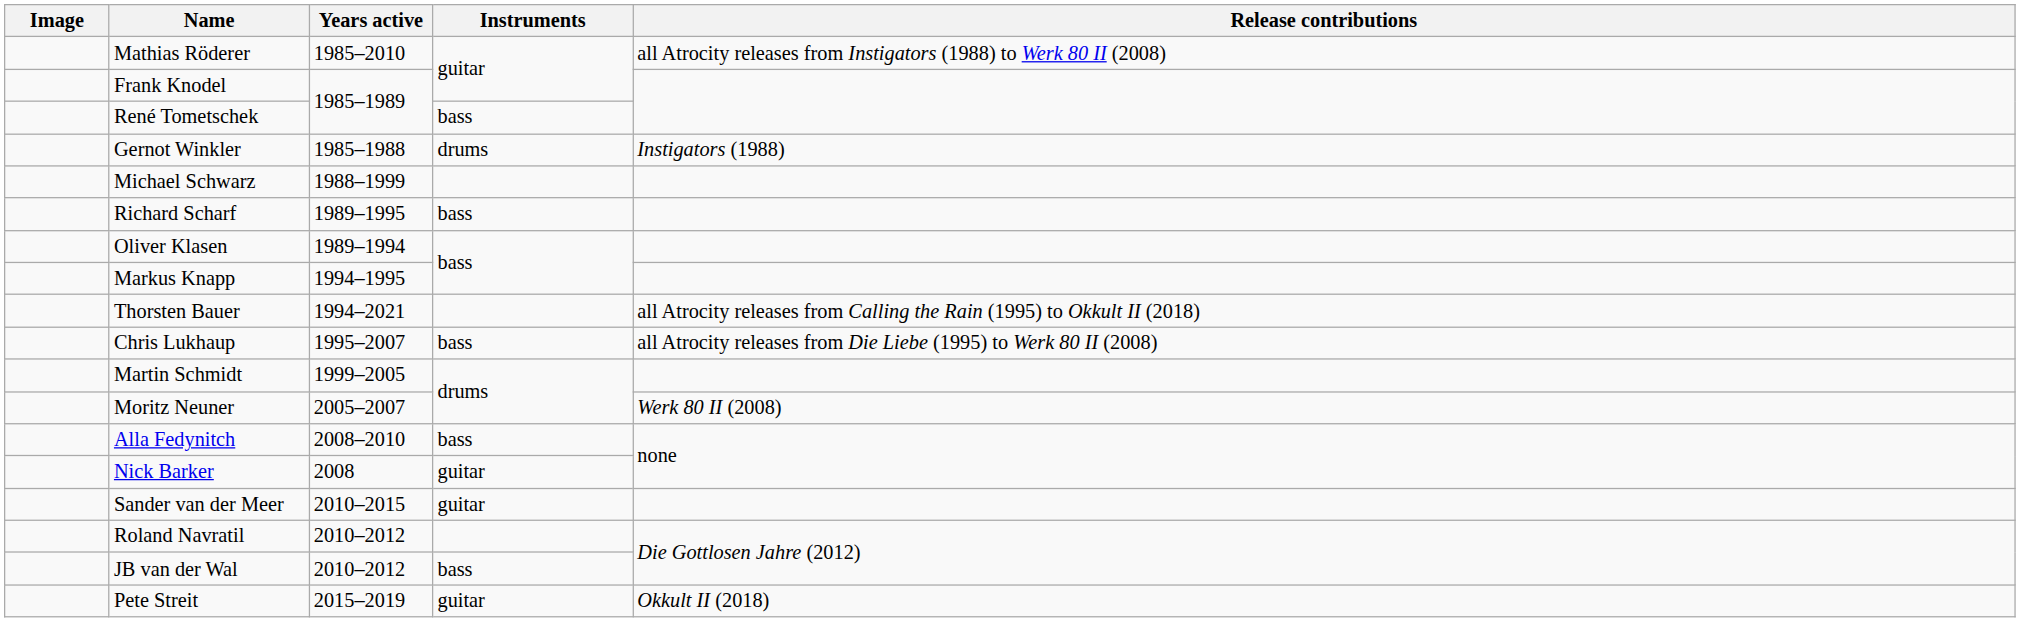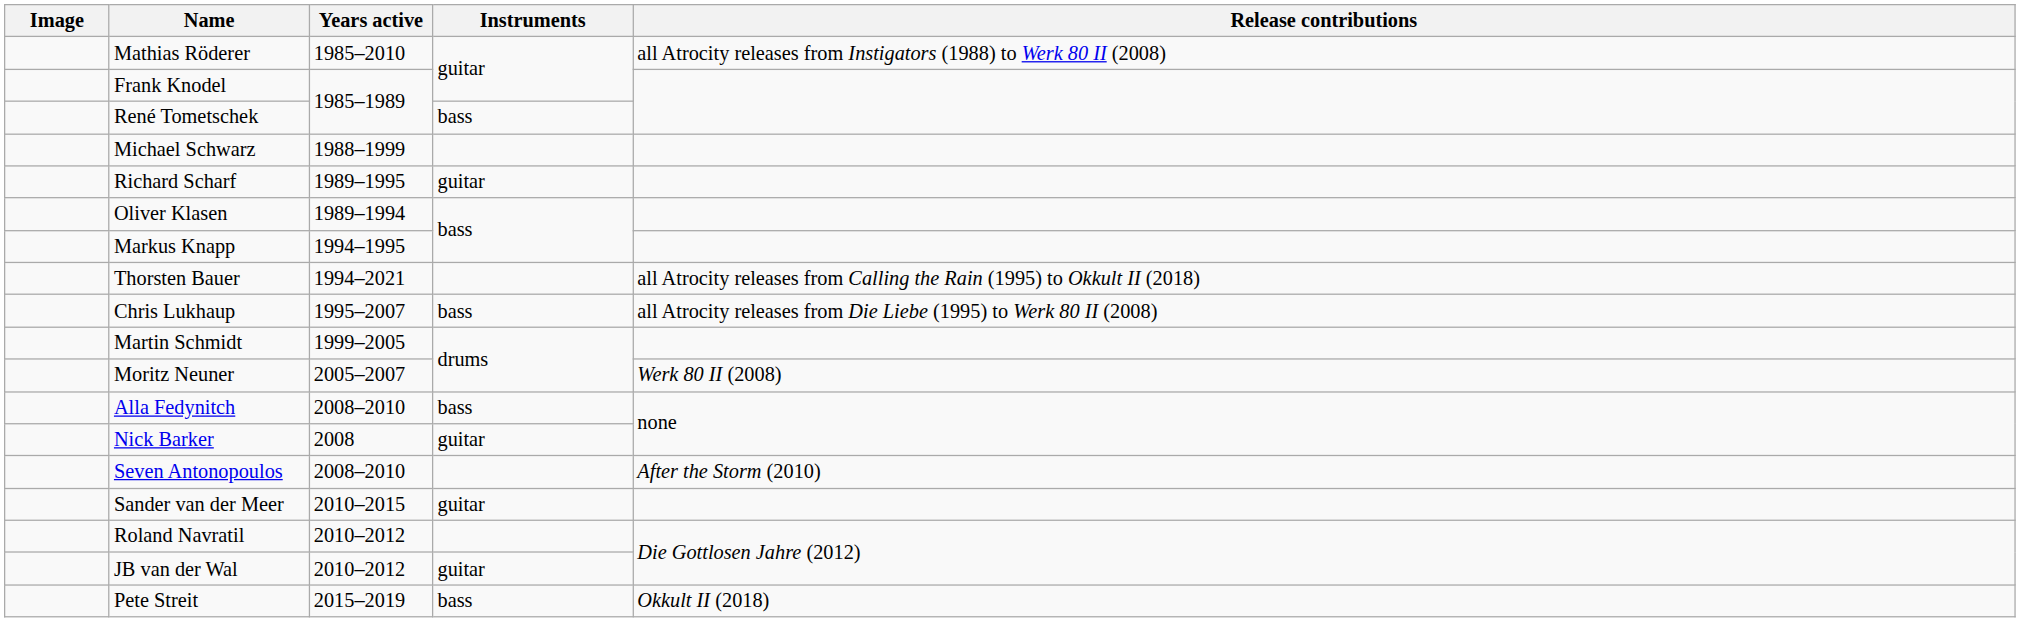- row: (177, 149)
(455, 213) bass -> (461, 181) guitar
+ row: (198, 471)
(455, 568) bass -> (461, 568) guitar
(461, 600) guitar -> (455, 600) bass
